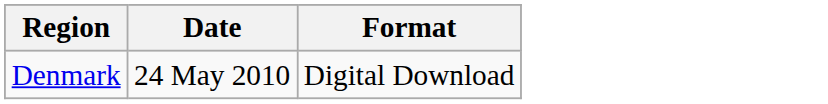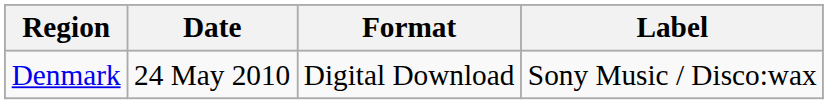+ column: (672, 27)
